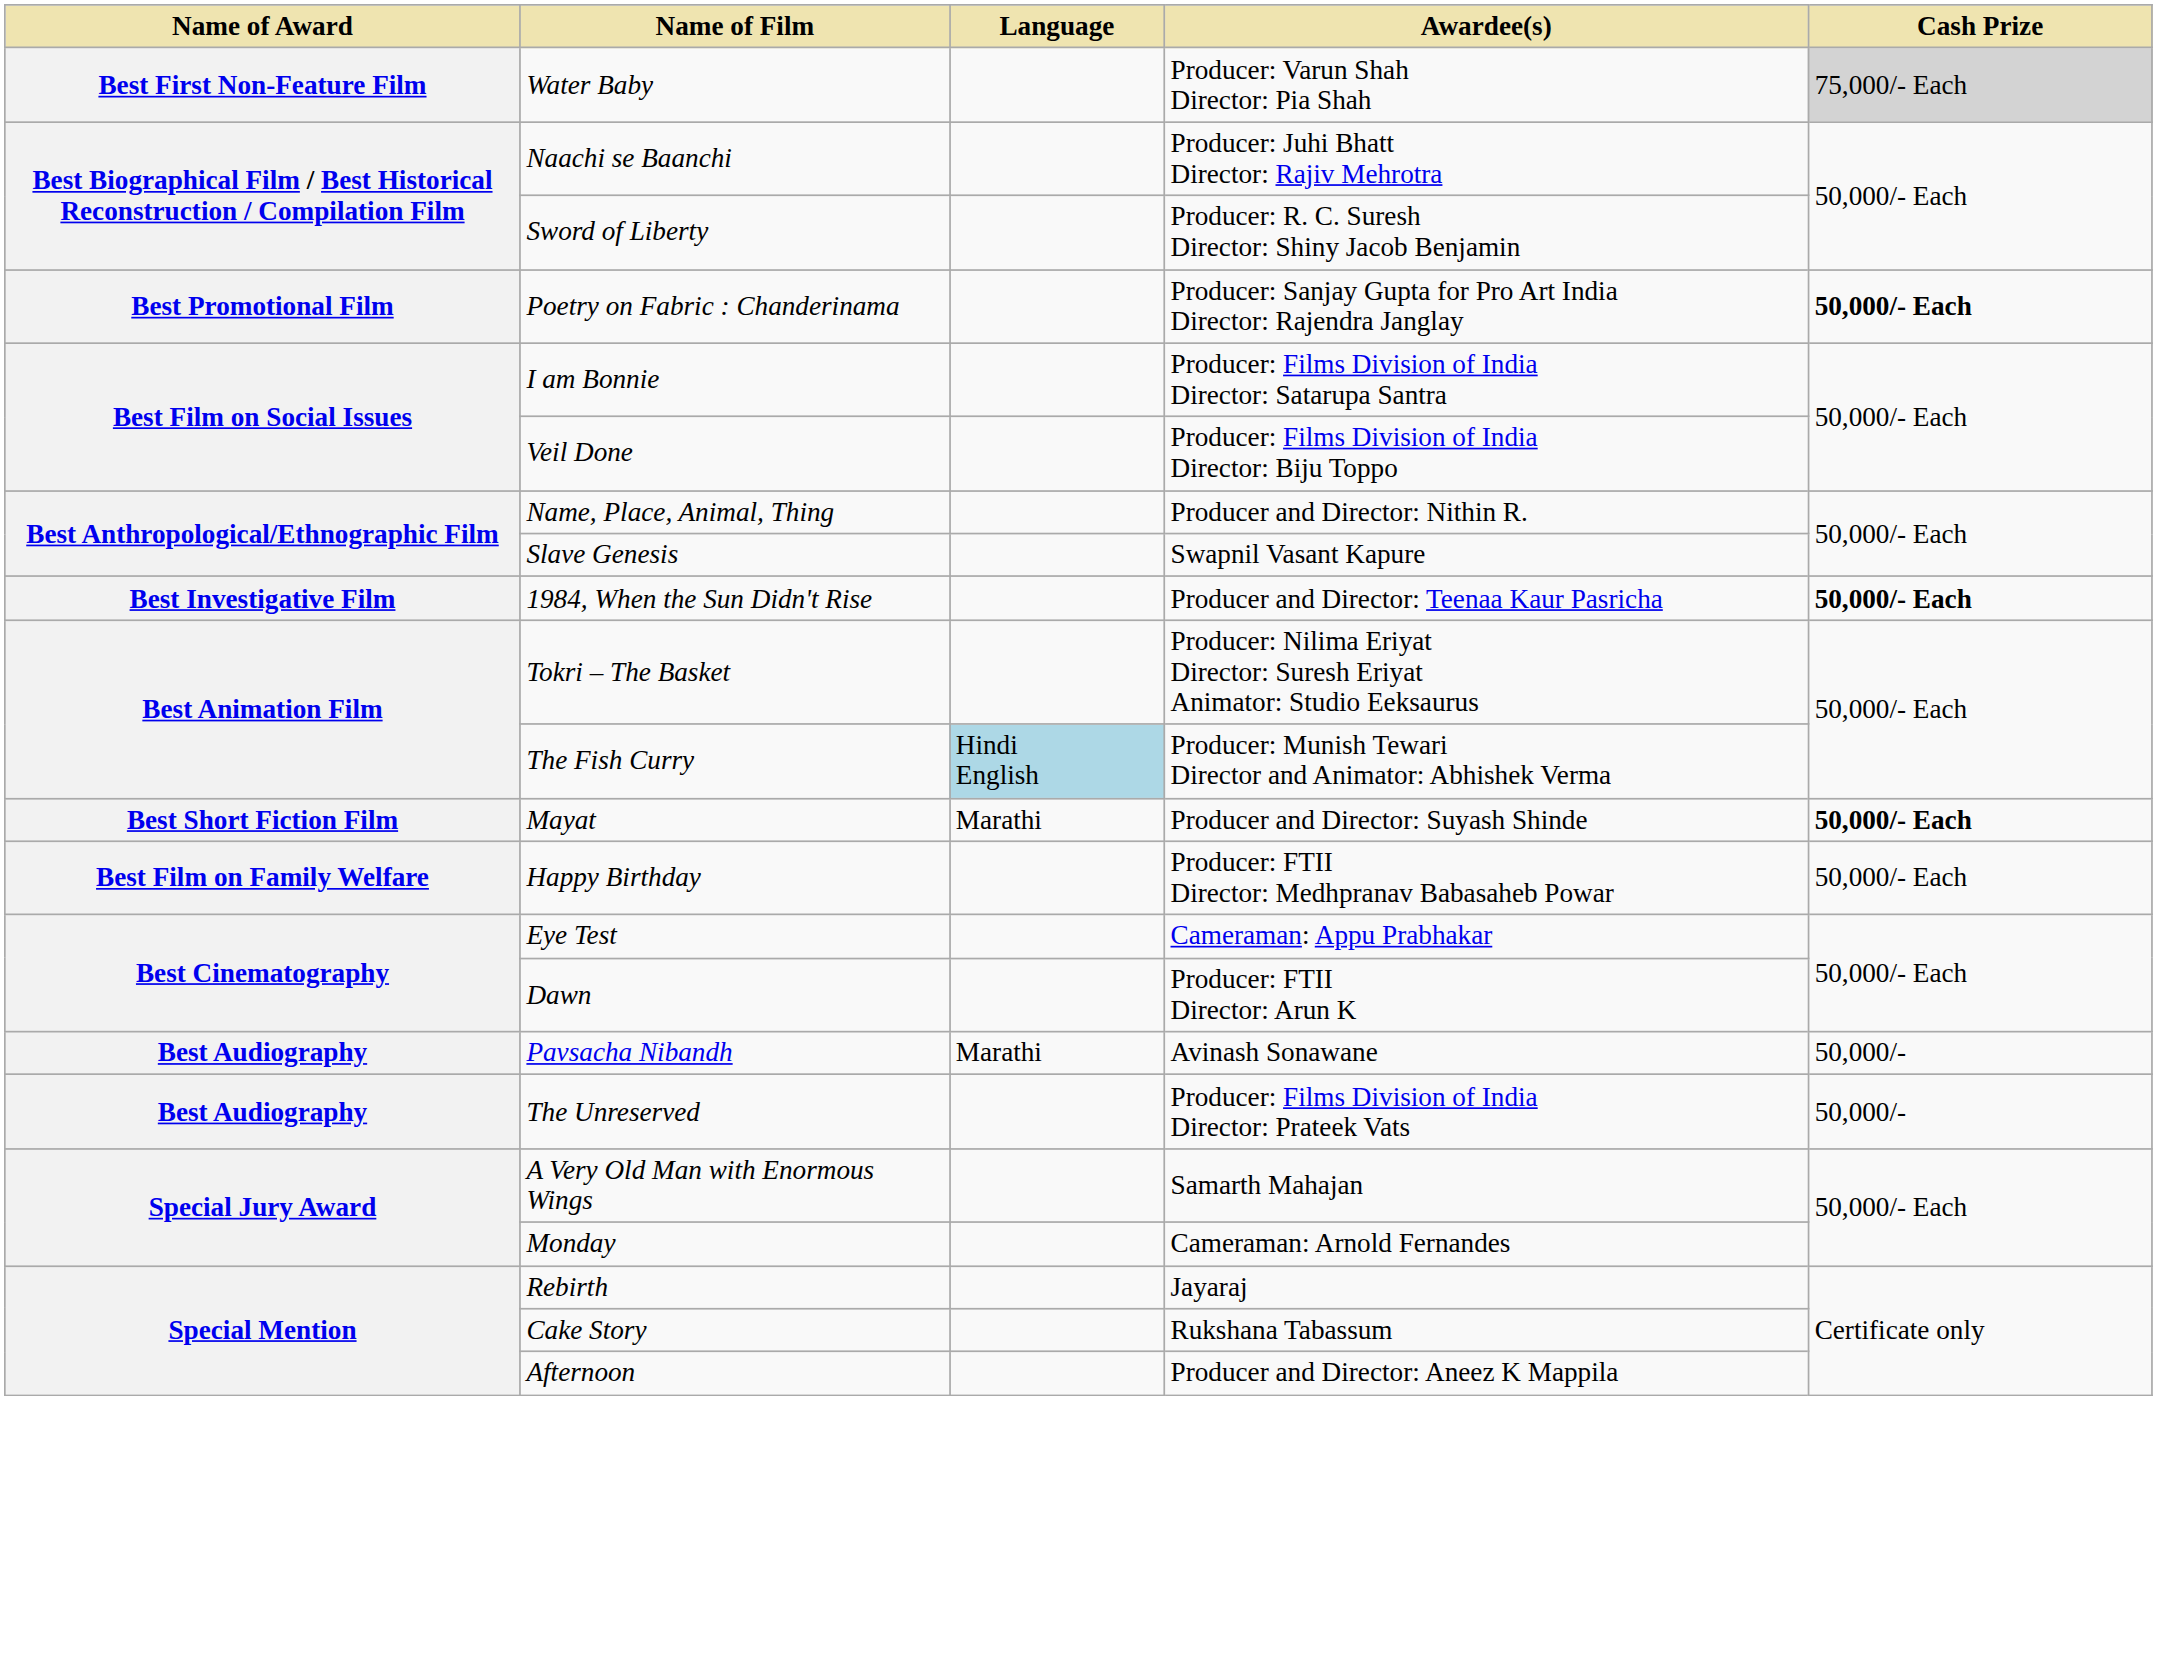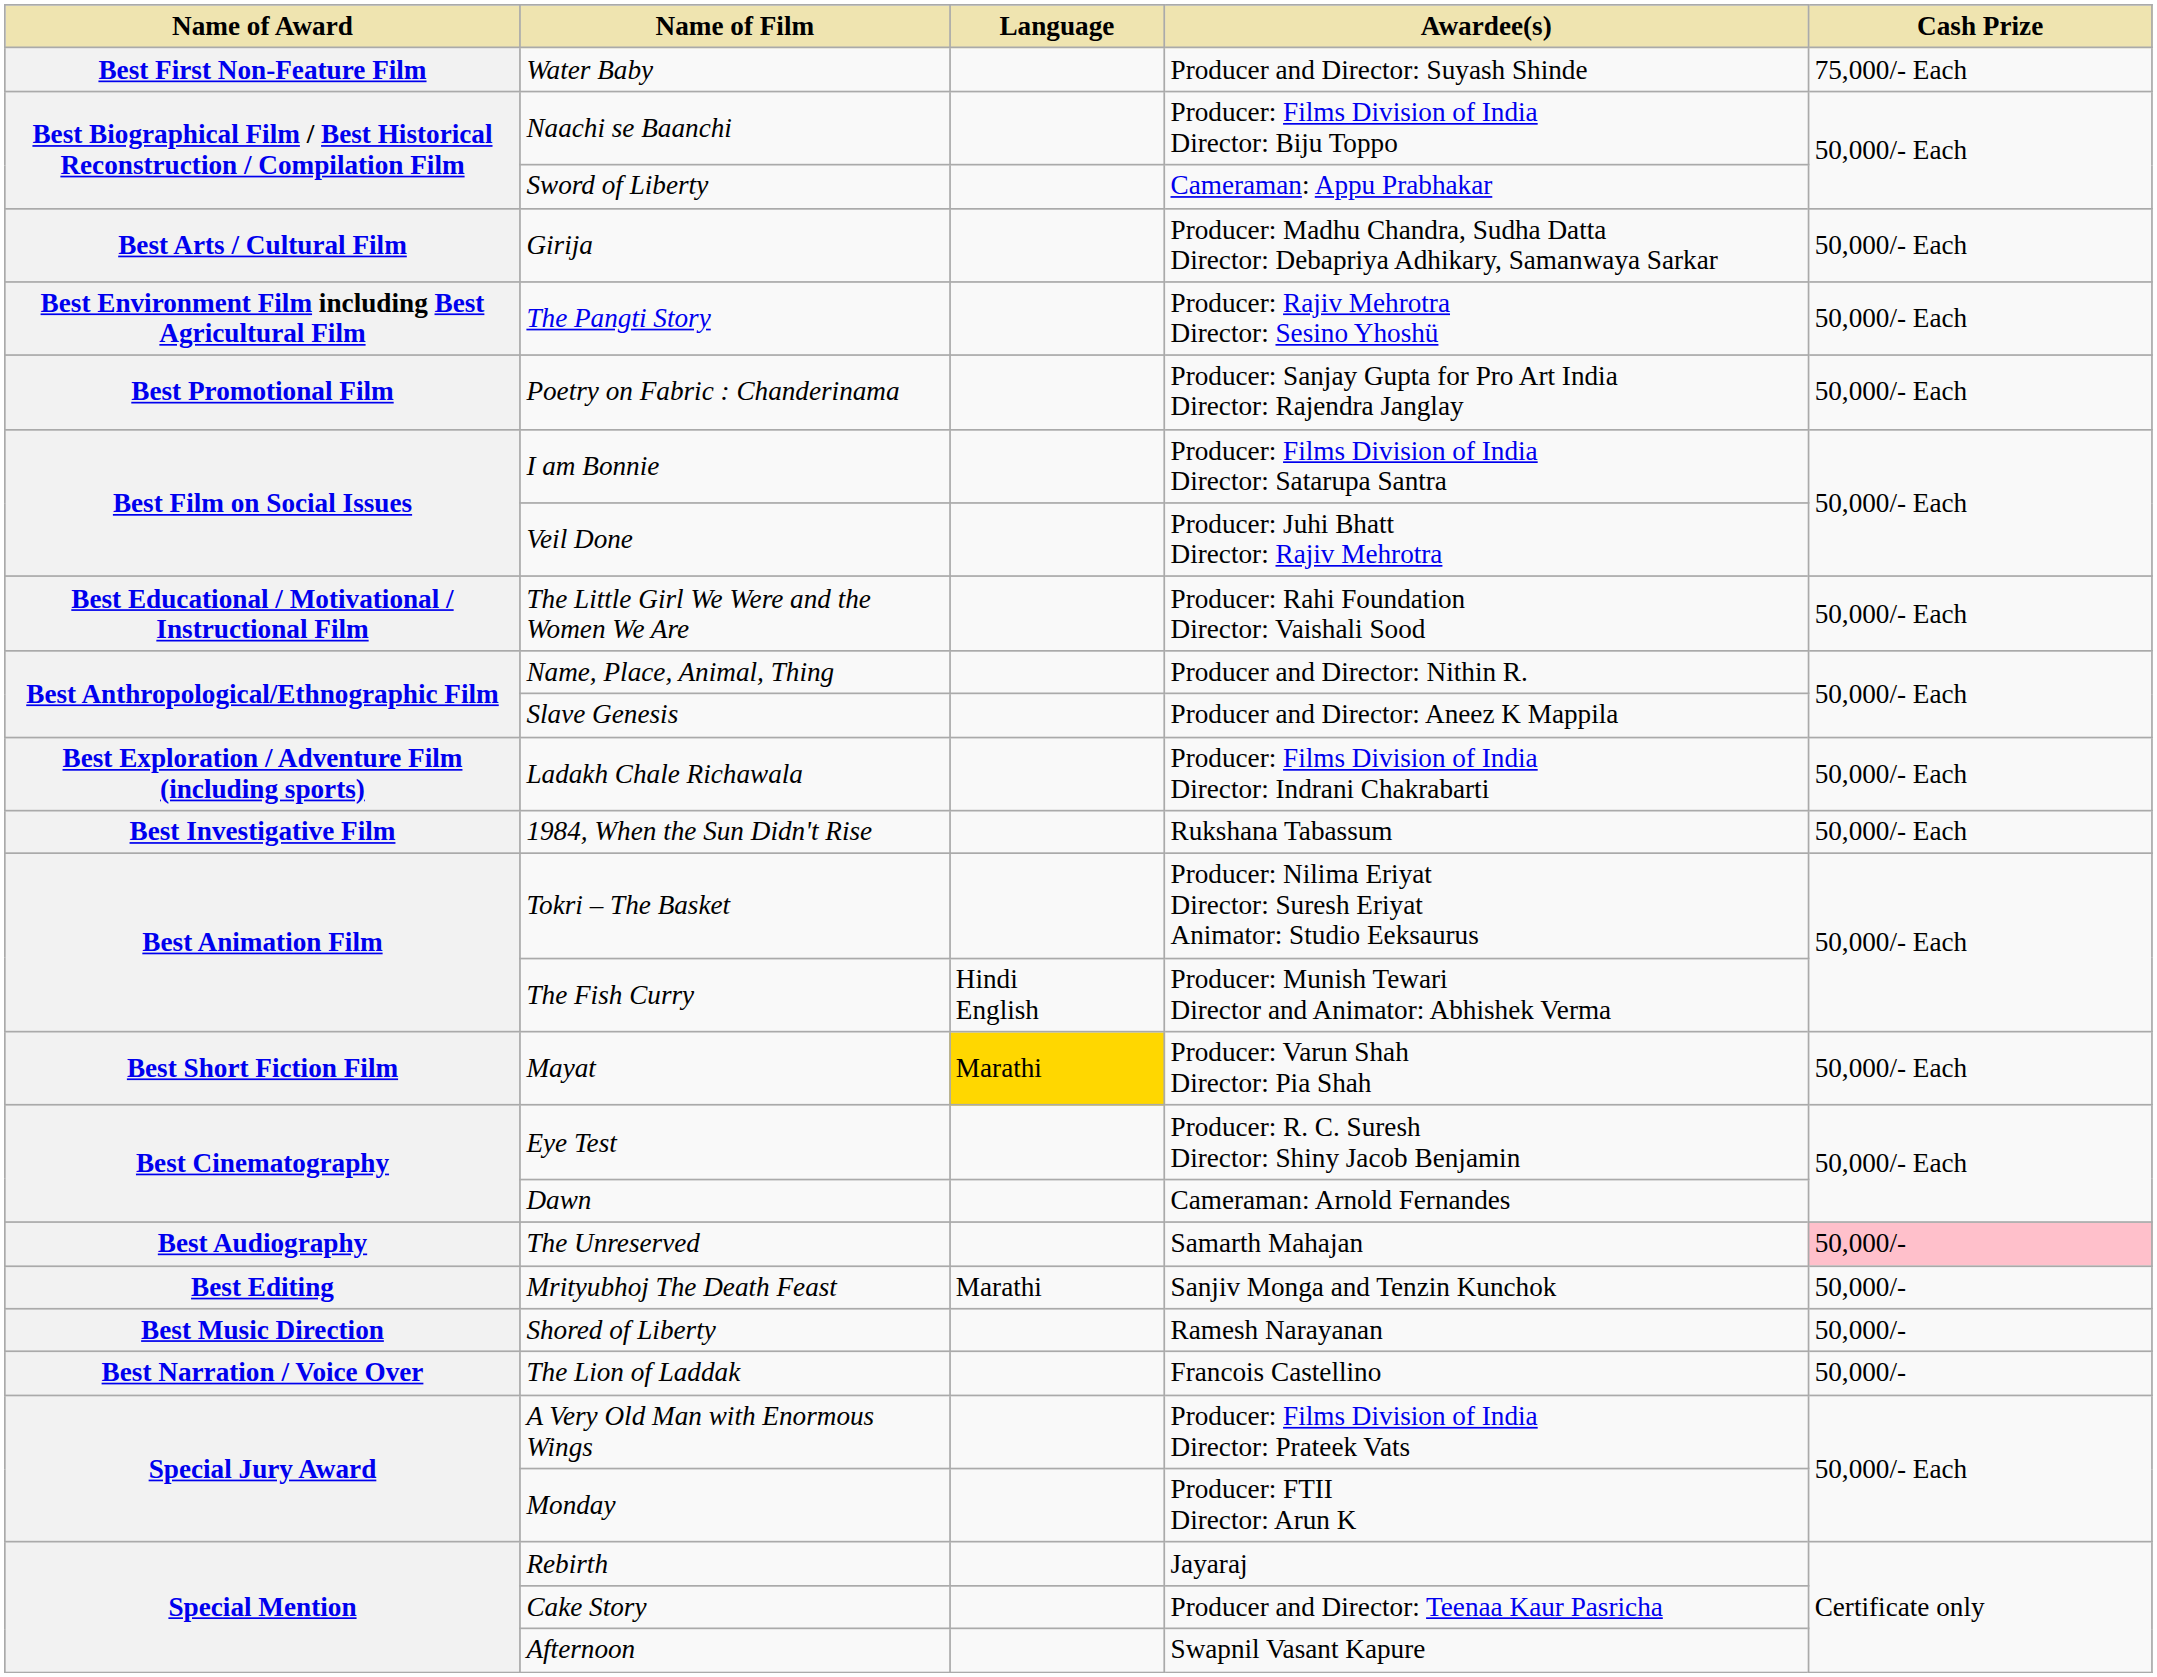(1290, 84) Producer: Varun Shah Director: Pia Shah -> (1379, 69) Producer and Director: Suyash Shinde
(1891, 84) lightgrey background -> (1891, 69) no background
(1306, 158) Producer: Juhi Bhatt Director: Rajiv Mehrotra -> (1354, 127) Producer: Films Division of India Director: Biju Toppo
(1345, 231) Producer: R. C. Suresh Director: Shiny Jacob Benjamin -> (1331, 186) Cameraman: Appu Prabhakar
+ row: (560, 244)
+ row: (619, 318)
(1893, 305) bold -> (1891, 391) normal
(1354, 453) Producer: Films Division of India Director: Biju Toppo -> (1306, 539) Producer: Juhi Bhatt Director: Rajiv Mehrotra
+ row: (699, 613)
(1298, 554) Swapnil Vasant Kapure -> (1394, 714) Producer and Director: Aneez K Mappila
+ row: (665, 773)
(1417, 597) Producer and Director: Teenaa Kaur Pasricha -> (1282, 831) Rukshana Tabassum
(1893, 597) bold -> (1891, 831) normal
(997, 760) lightblue background -> (997, 994) no background
(999, 819) no background -> (999, 1068) gold background
(1379, 819) Producer and Director: Suyash Shinde -> (1290, 1068) Producer: Varun Shah Director: Pia Shah
(1893, 819) bold -> (1891, 1068) normal
- row: (614, 877)
(1331, 935) Cameraman: Appu Prabhakar -> (1345, 1141) Producer: R. C. Suresh Director: Shiny Jacob Benjamin
(1263, 994) Producer: FTII Director: Arun K -> (1340, 1200) Cameraman: Arnold Fernandes
- row: (630, 1052)
(1354, 1111) Producer: Films Division of India Director: Prateek Vats -> (1267, 1243) Samarth Mahajan
(1860, 1111) no background -> (1860, 1243) pink background
+ row: (682, 1286)
+ row: (621, 1329)
+ row: (633, 1372)
(1267, 1185) Samarth Mahajan -> (1354, 1431) Producer: Films Division of India Director: Prateek Vats
(1340, 1243) Cameraman: Arnold Fernandes -> (1263, 1505) Producer: FTII Director: Arun K
(1282, 1329) Rukshana Tabassum -> (1417, 1606) Producer and Director: Teenaa Kaur Pasricha
(1394, 1372) Producer and Director: Aneez K Mappila -> (1298, 1649) Swapnil Vasant Kapure
